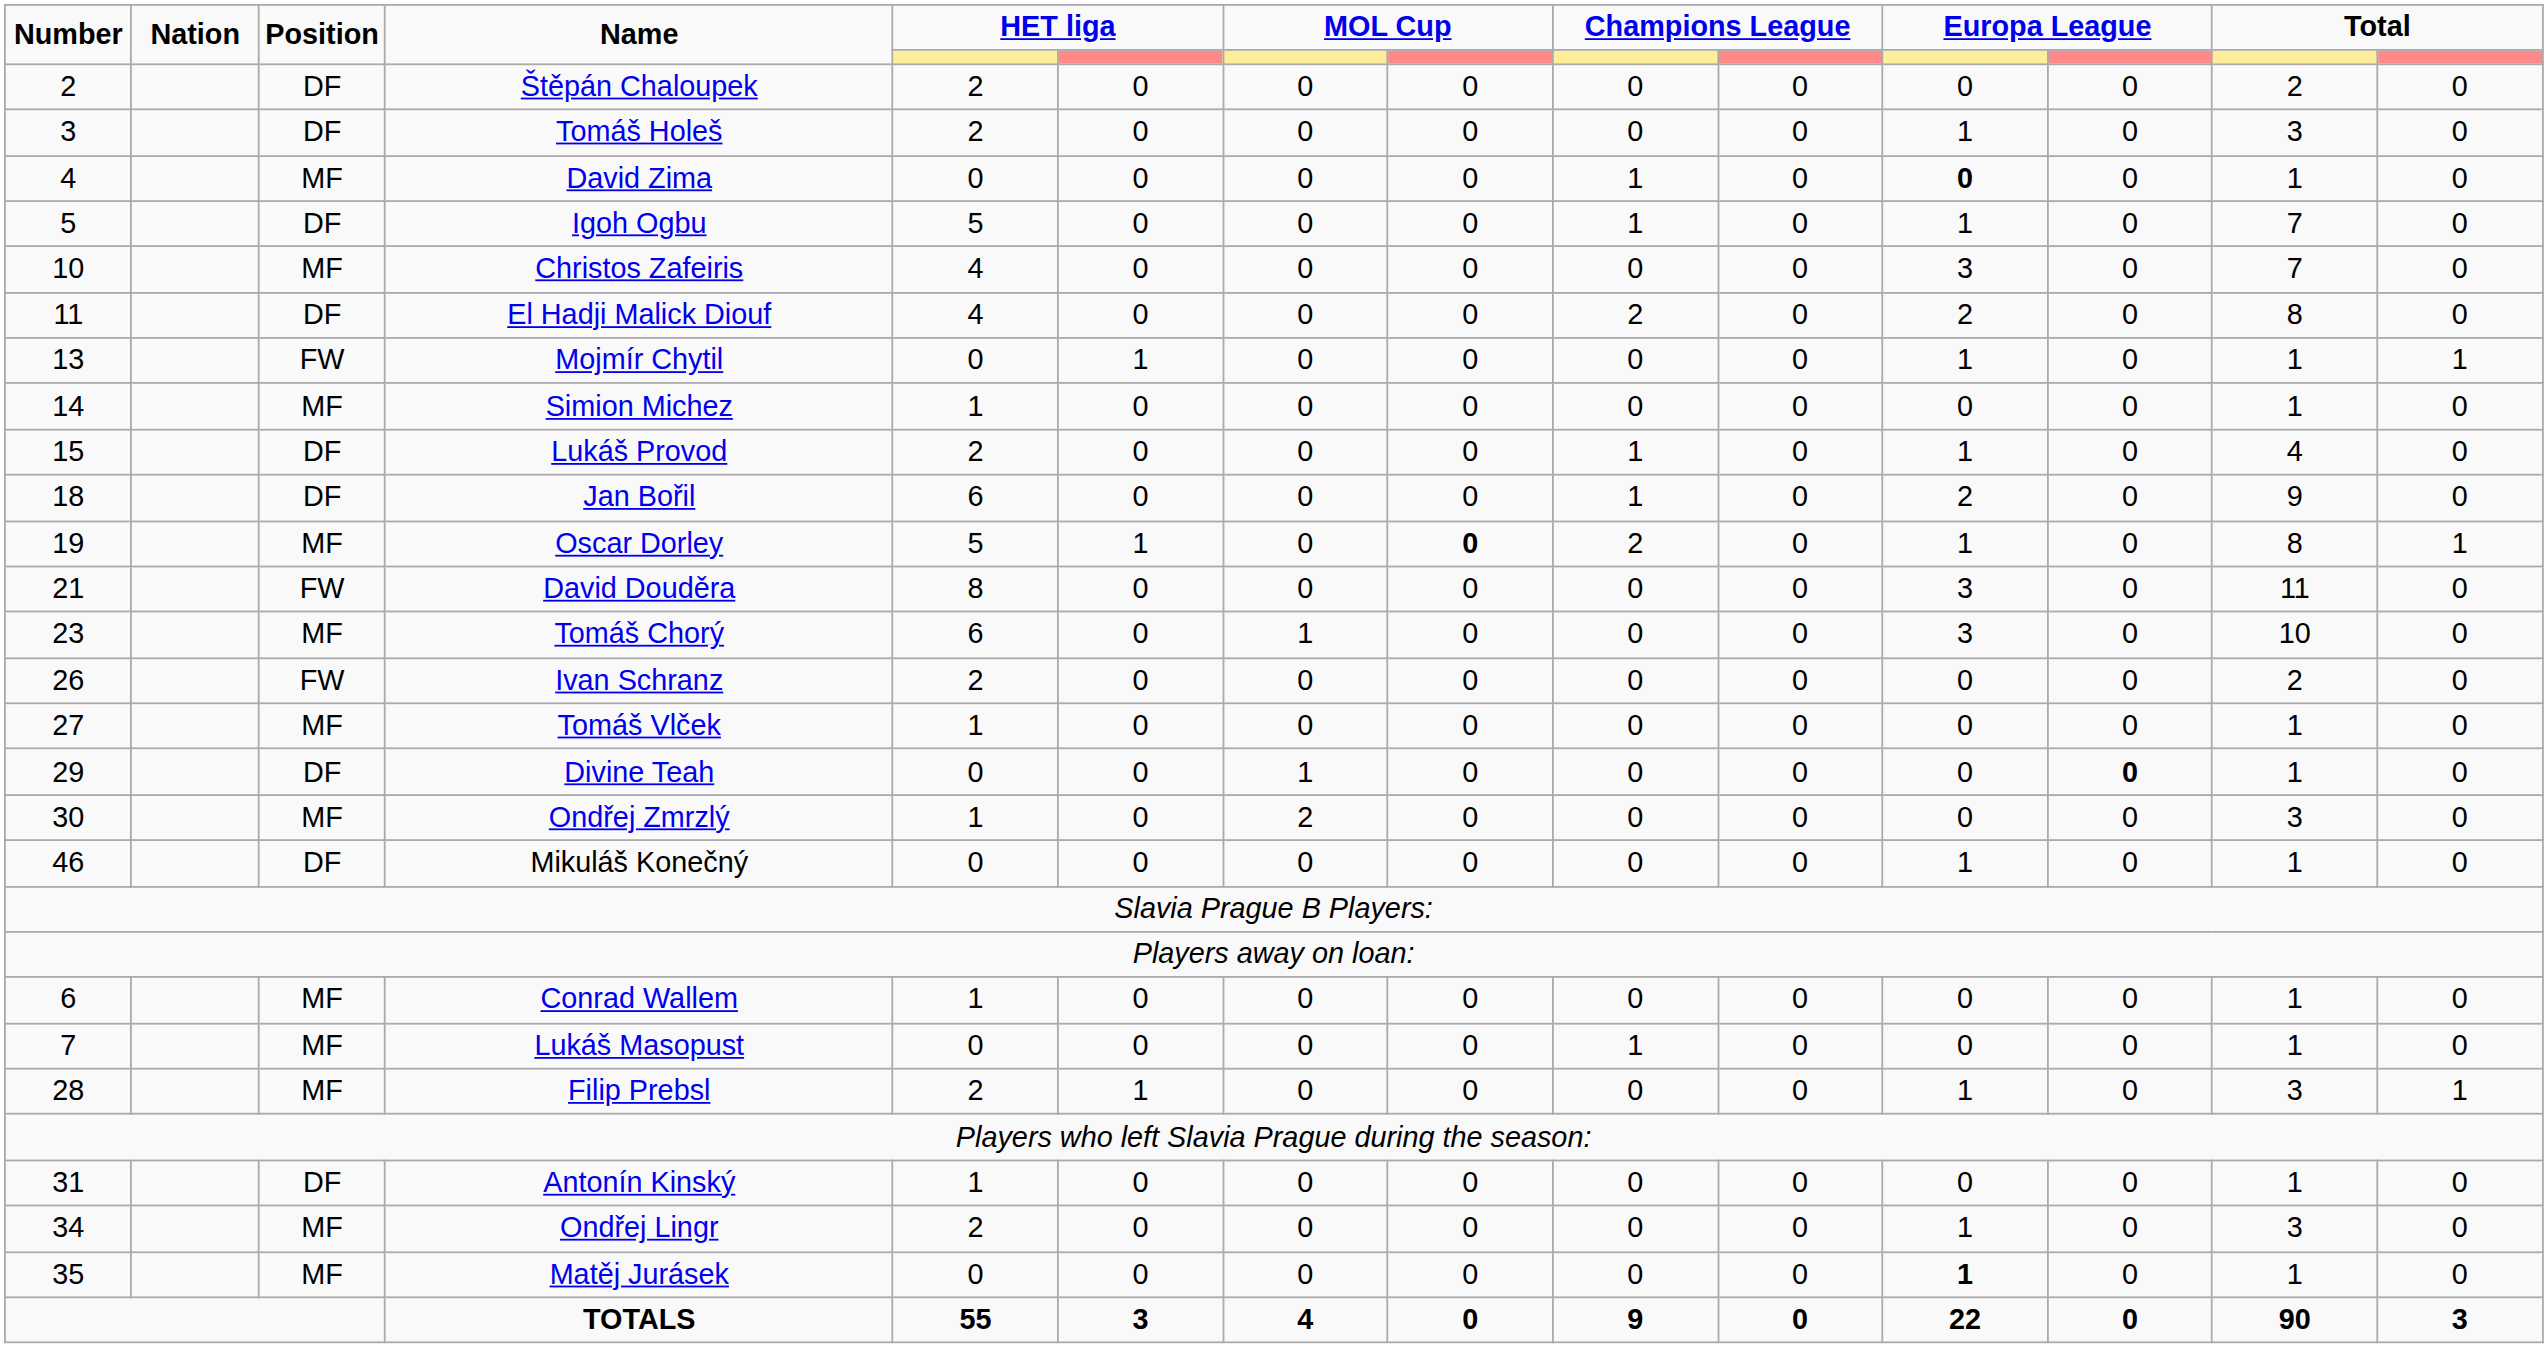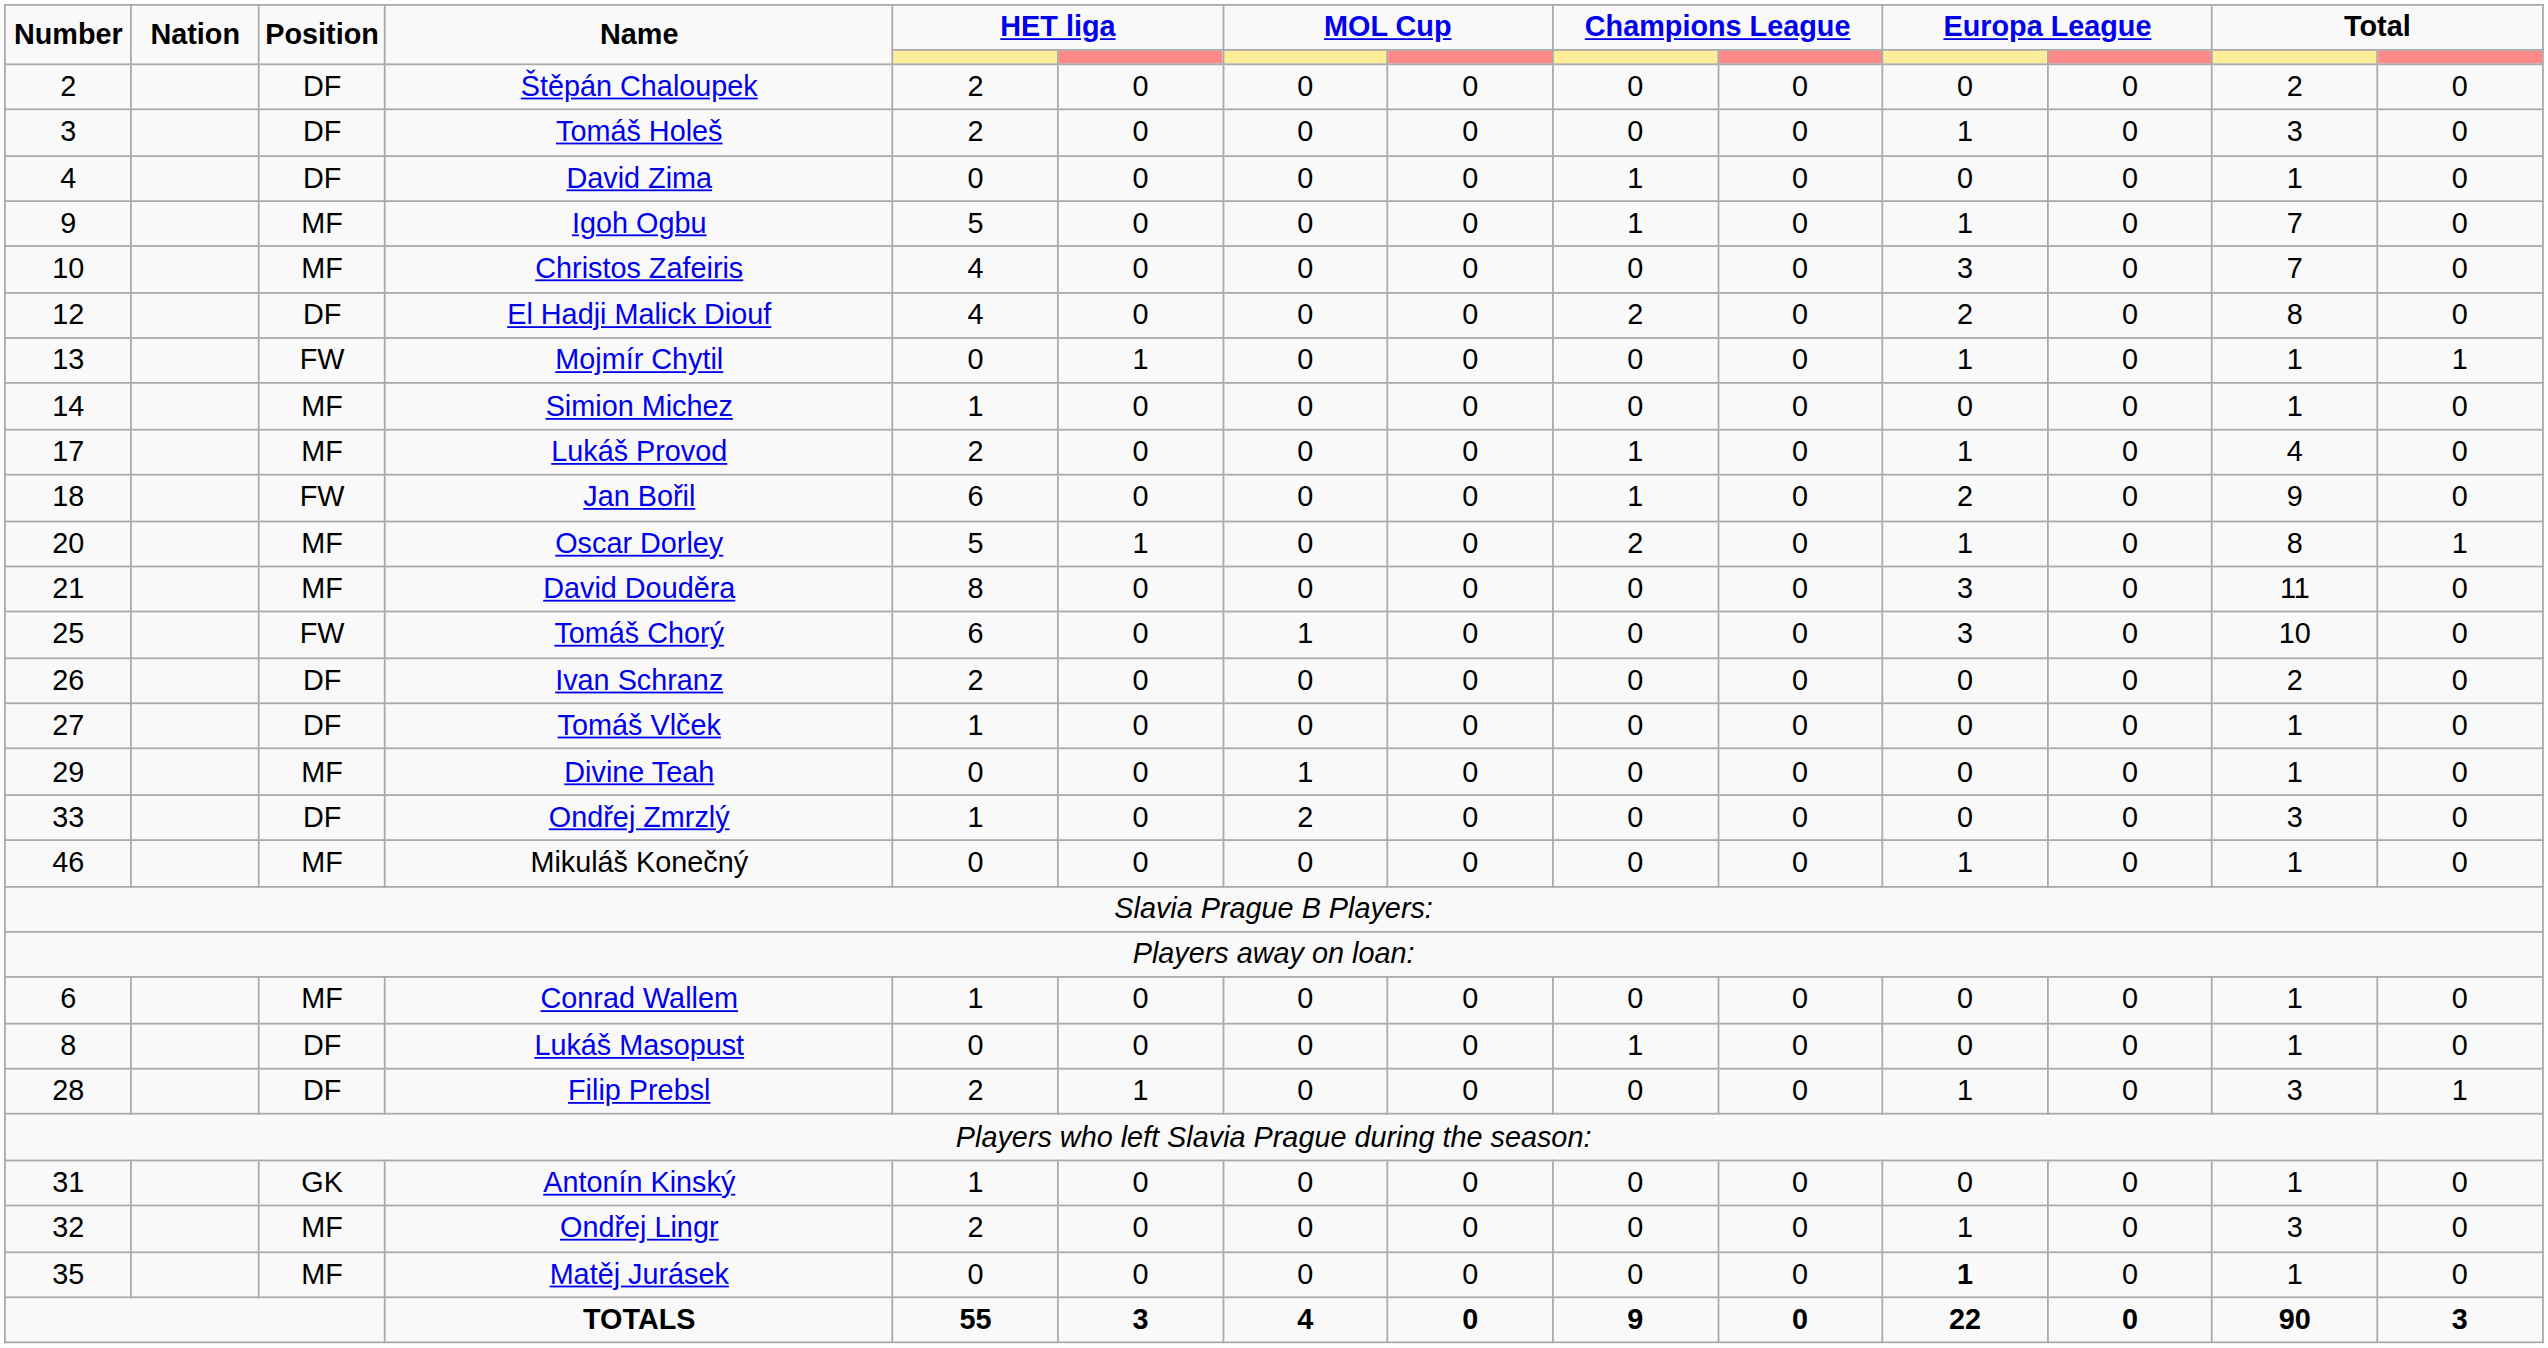(322, 177) MF -> (322, 177) DF
(1965, 177) bold -> (1965, 177) normal
(68, 223) 5 -> (68, 223) 9
(322, 223) DF -> (322, 223) MF
(68, 314) 11 -> (68, 314) 12
(68, 451) 15 -> (68, 451) 17
(322, 451) DF -> (322, 451) MF
(322, 497) DF -> (322, 497) FW
(68, 543) 19 -> (68, 543) 20
(1470, 543) bold -> (1470, 543) normal
(322, 588) FW -> (322, 588) MF
(68, 634) 23 -> (68, 634) 25
(322, 634) MF -> (322, 634) FW
(322, 680) FW -> (322, 680) DF
(322, 725) MF -> (322, 725) DF
(322, 771) DF -> (322, 771) MF
(2130, 771) bold -> (2130, 771) normal
(68, 817) 30 -> (68, 817) 33
(322, 817) MF -> (322, 817) DF
(322, 862) DF -> (322, 862) MF
(68, 1045) 7 -> (68, 1045) 8
(322, 1045) MF -> (322, 1045) DF
(322, 1091) MF -> (322, 1091) DF
(322, 1182) DF -> (322, 1182) GK
(68, 1228) 34 -> (68, 1228) 32
